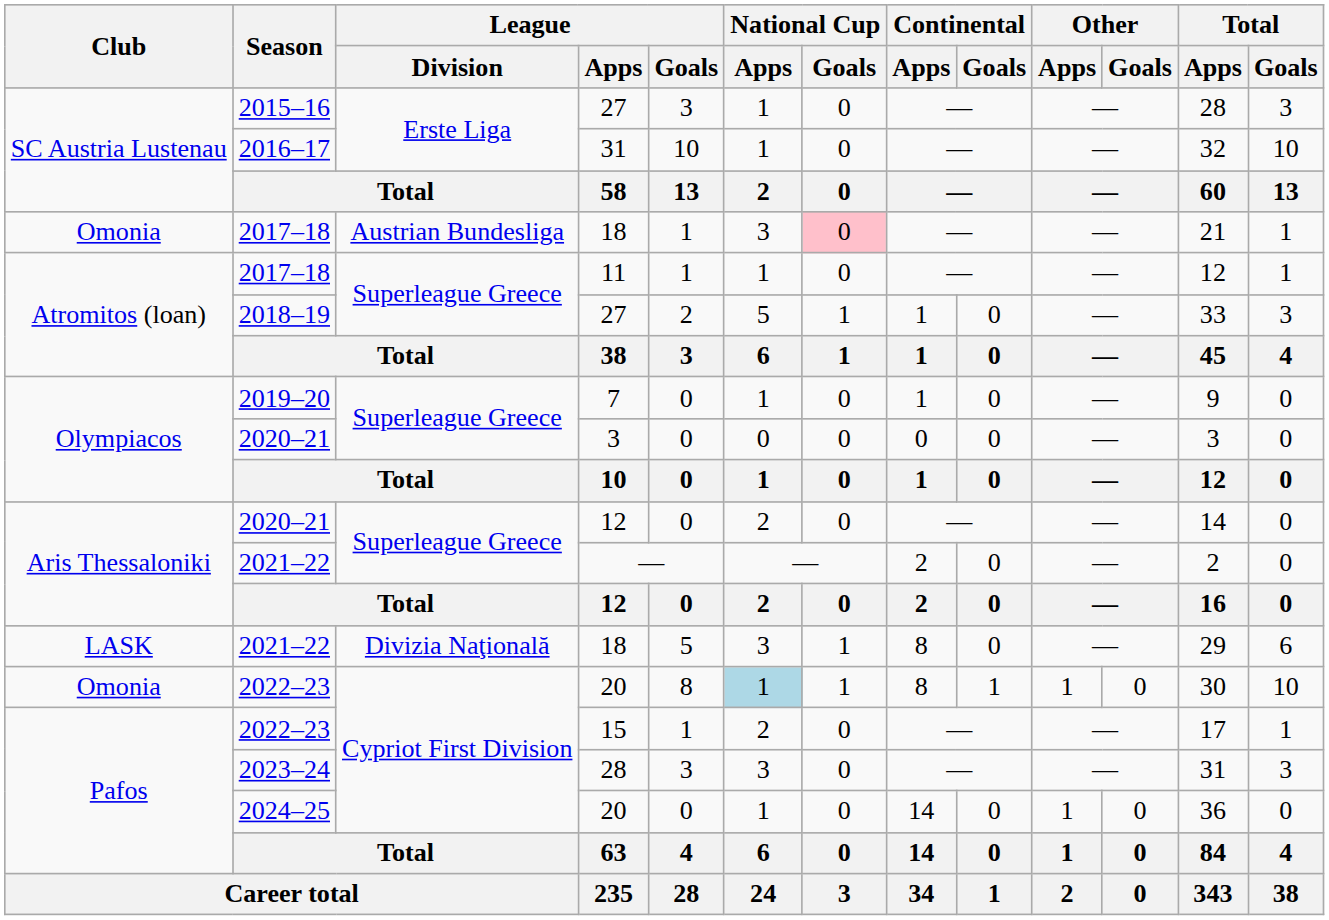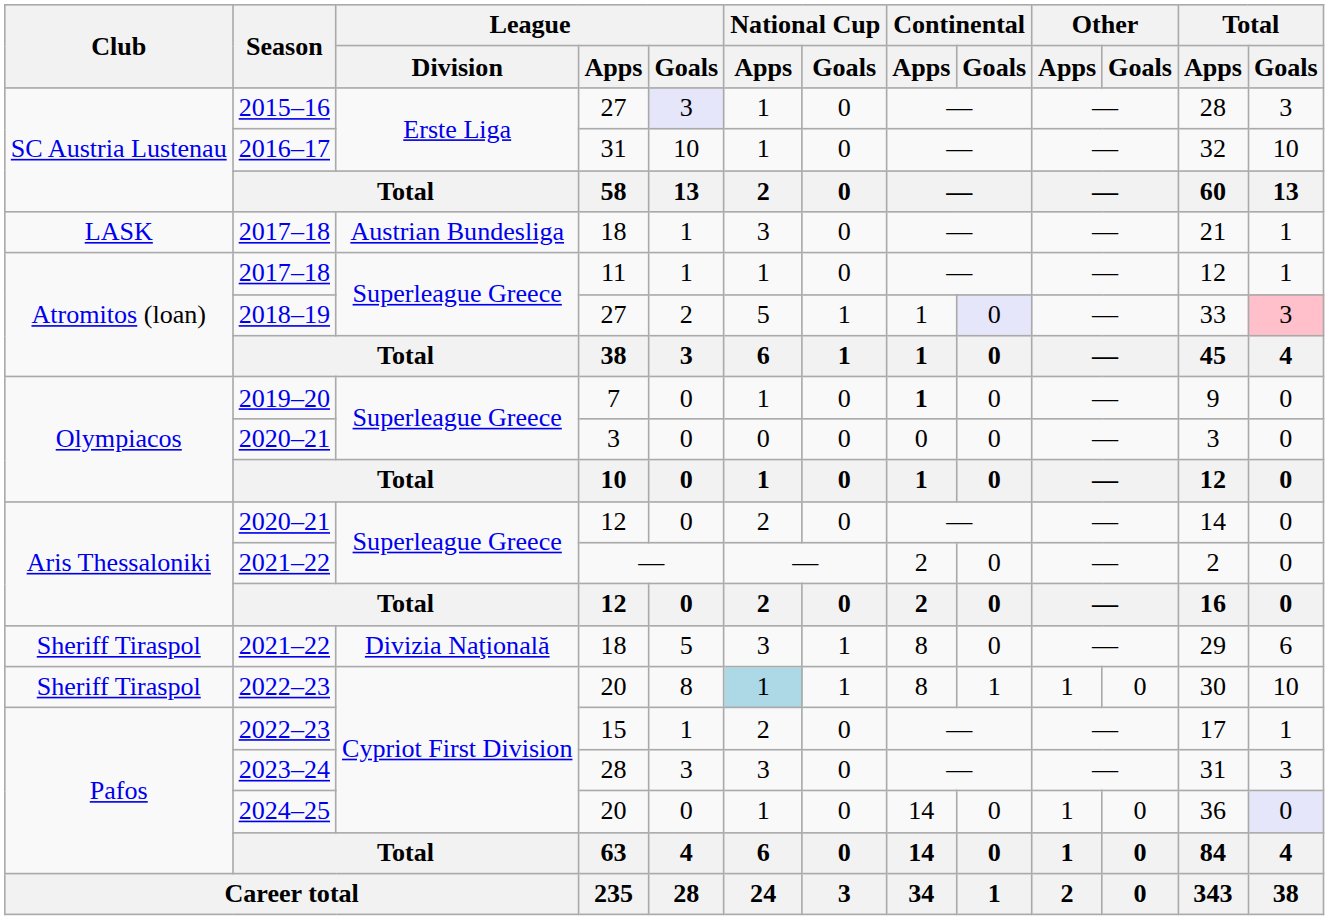(686, 107) no background -> (686, 107) lavender background
(119, 231) Omonia -> (119, 231) LASK
(844, 231) pink background -> (844, 231) no background
(994, 314) no background -> (994, 314) lavender background
(1286, 314) no background -> (1286, 314) pink background
(921, 397) normal -> (921, 397) bold
(119, 645) LASK -> (119, 645) Sheriff Tiraspol
(119, 686) Omonia -> (119, 686) Sheriff Tiraspol
(1286, 811) no background -> (1286, 811) lavender background
